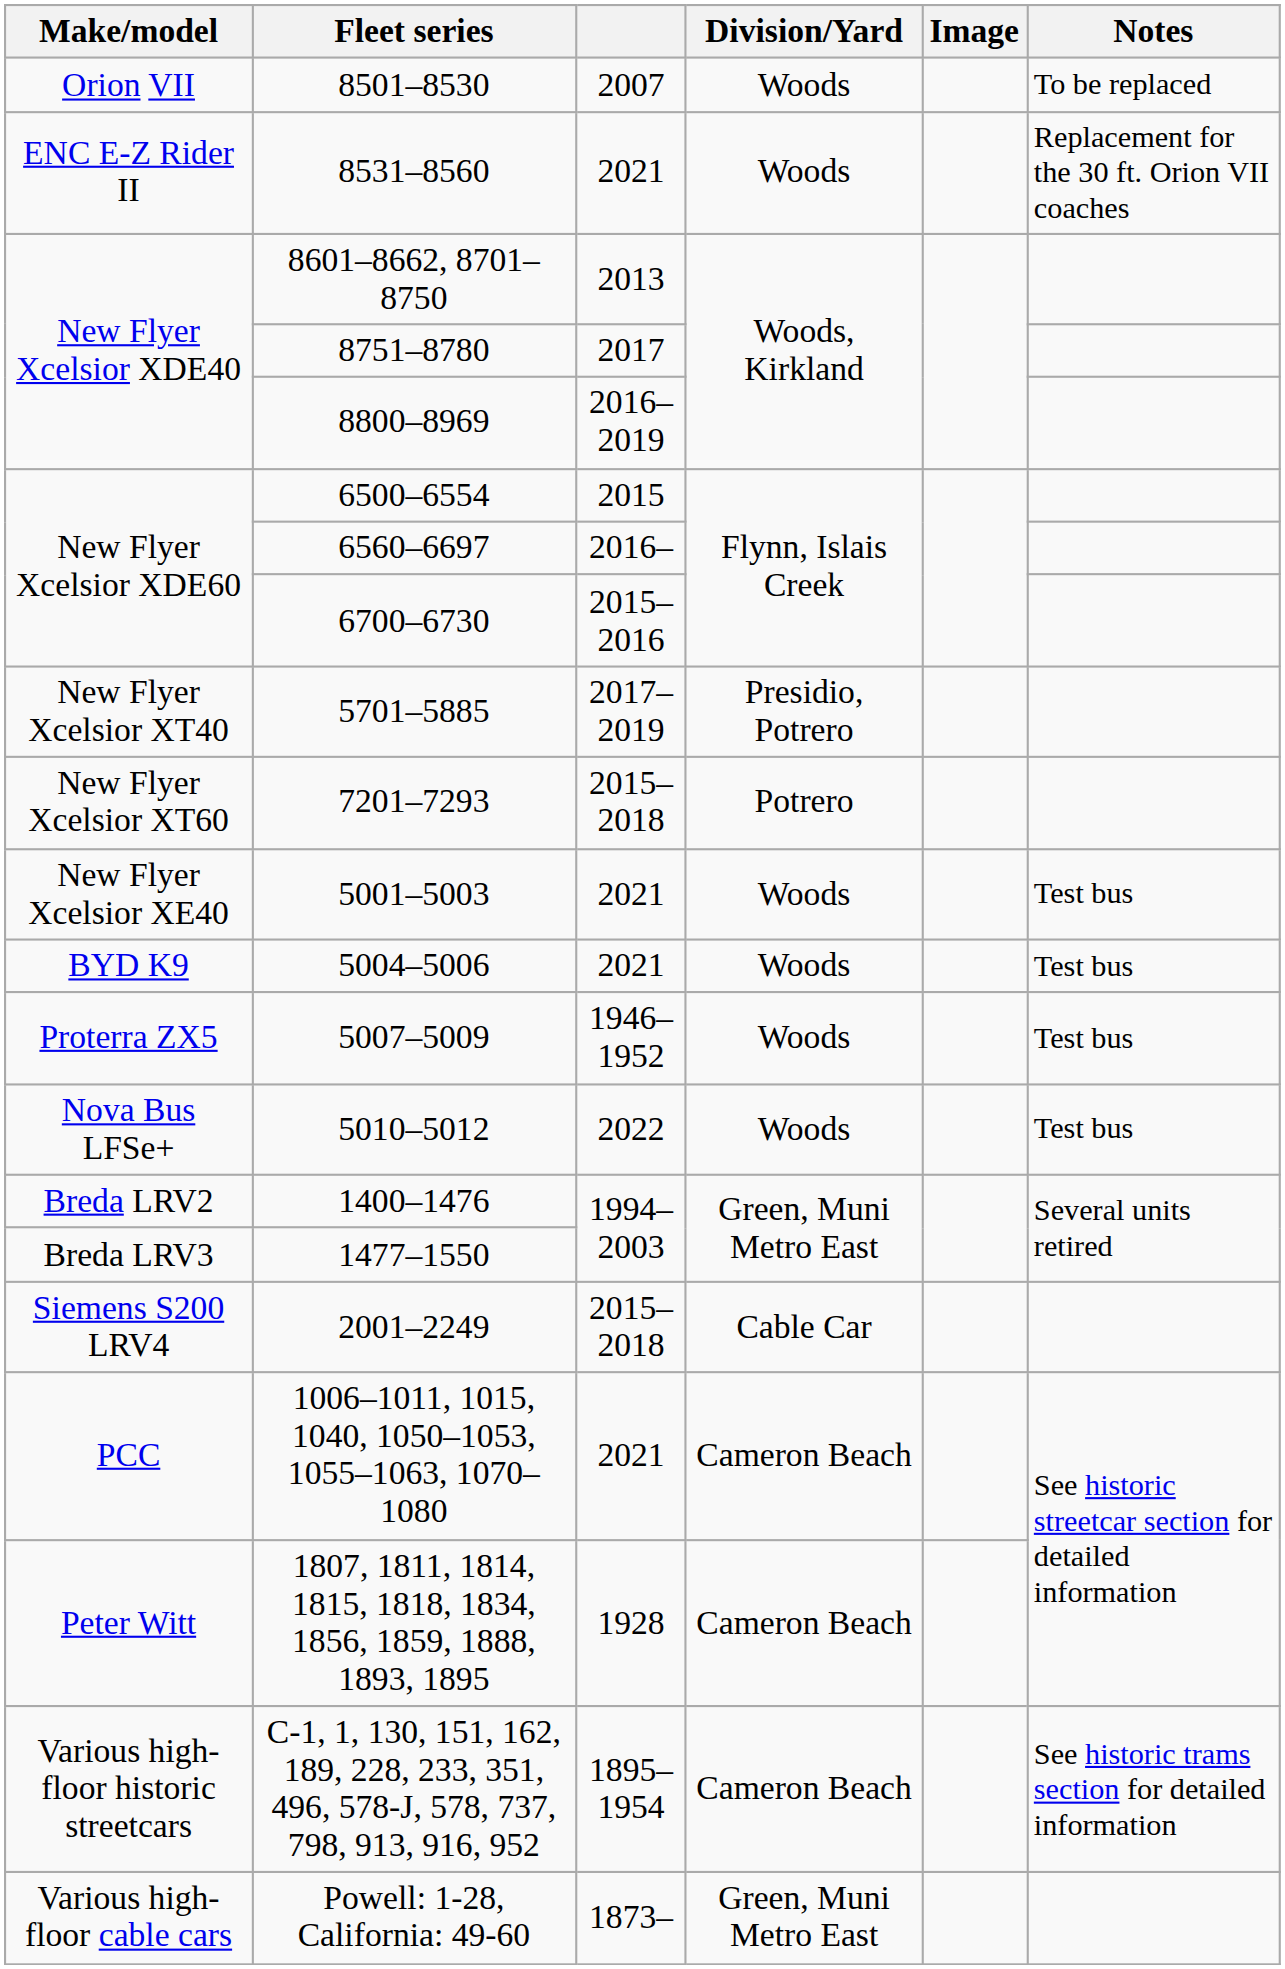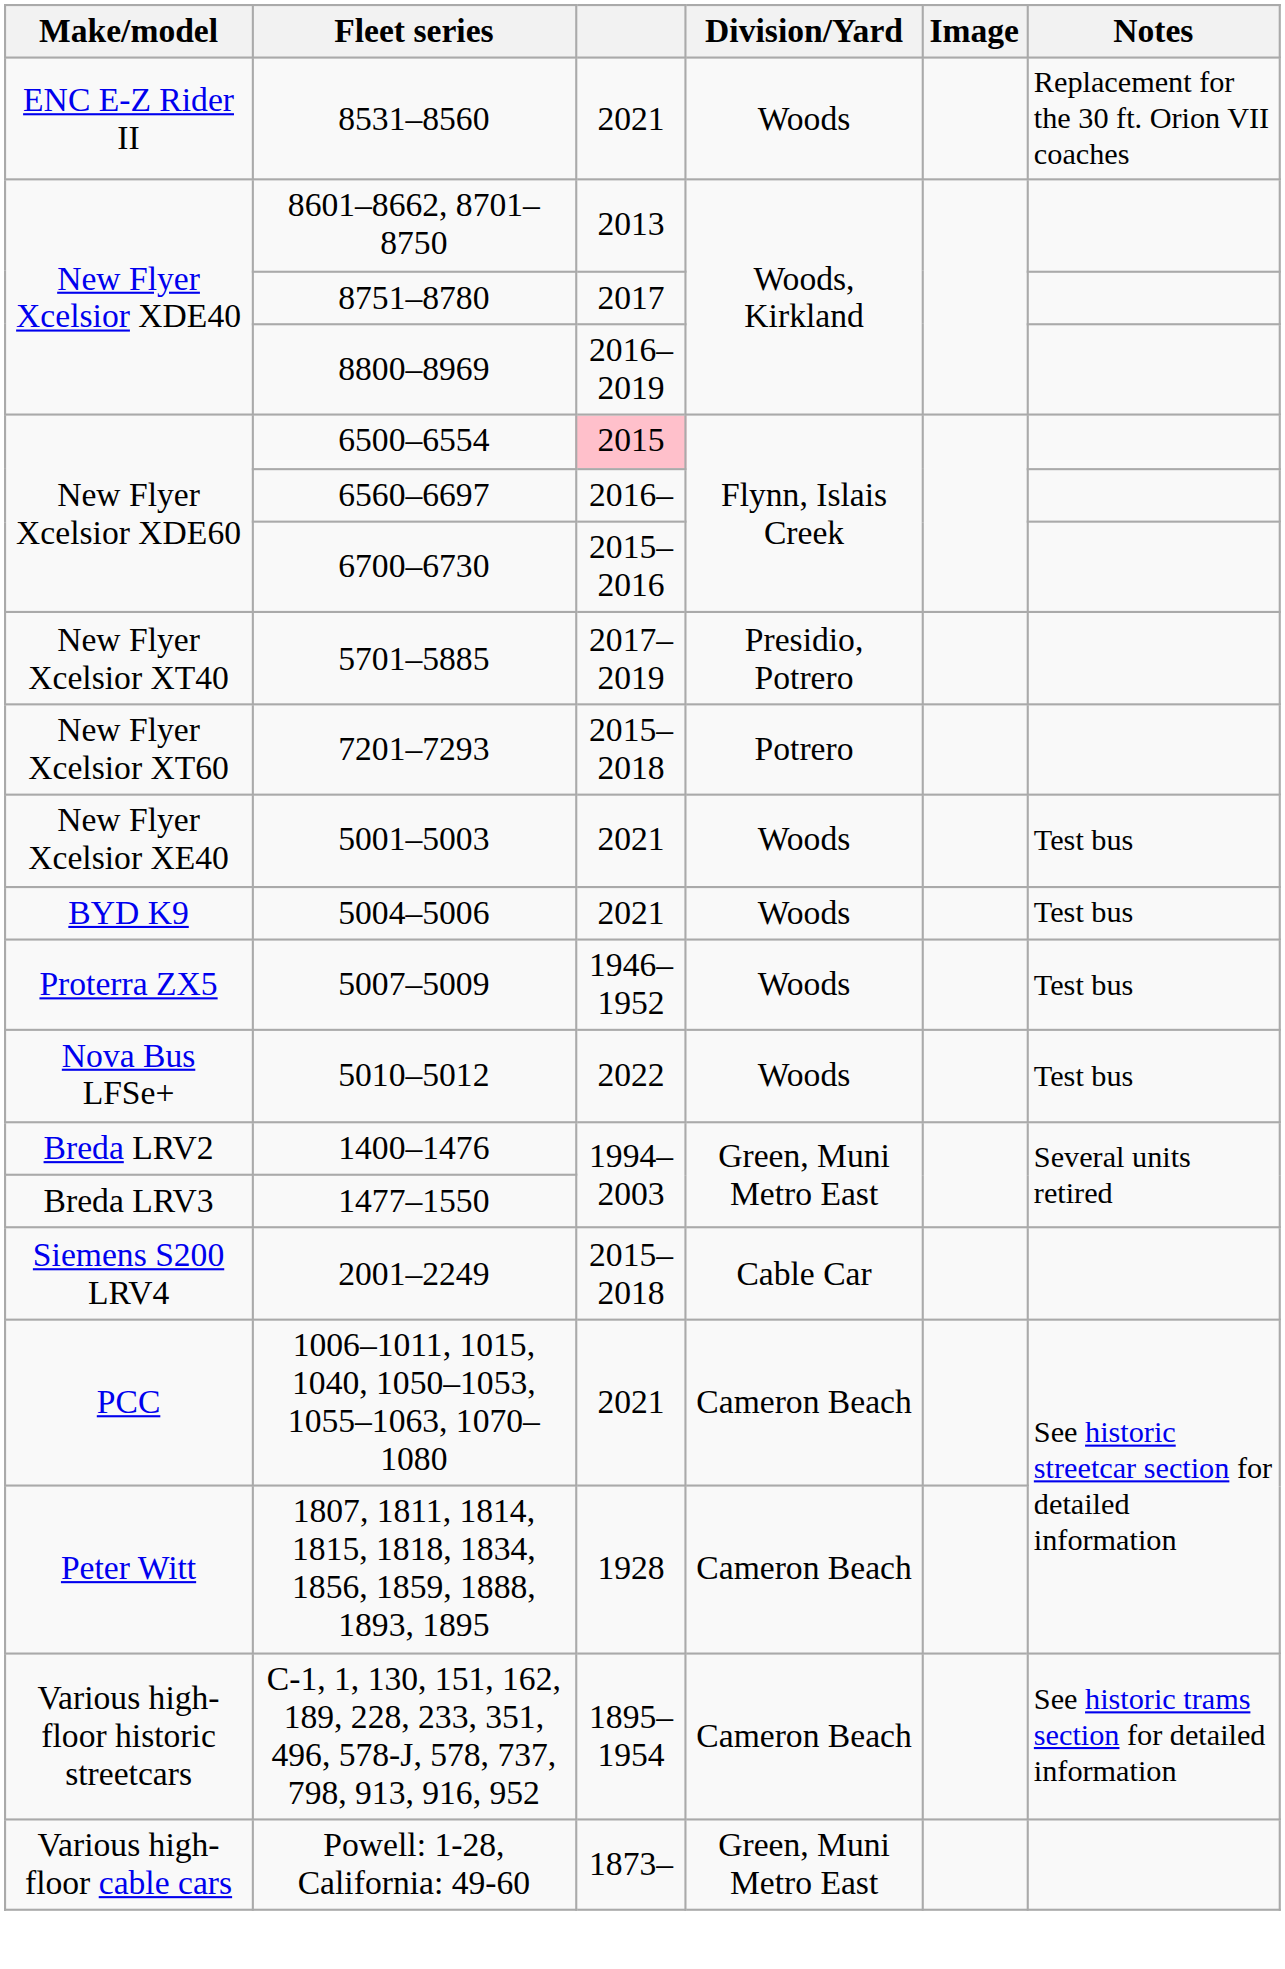- row: (414, 84)
(631, 494) no background -> (631, 441) pink background
